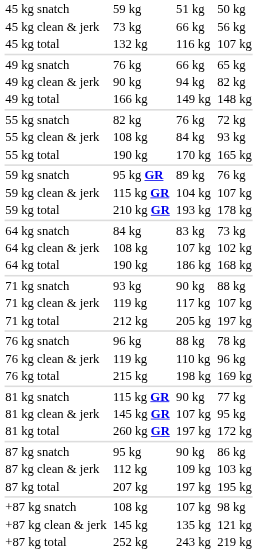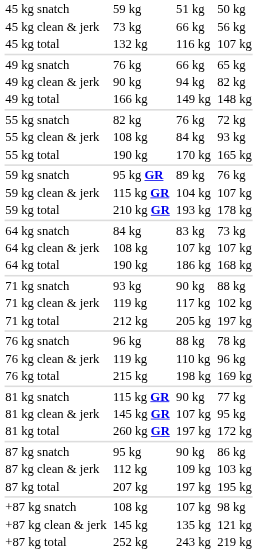(235, 248) 102 kg -> (235, 248) 107 kg
(235, 303) 107 kg -> (235, 303) 102 kg
